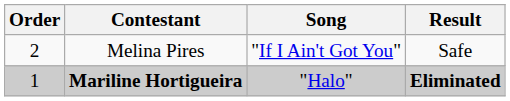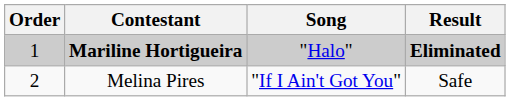rows swapped: (156, 80) <-> (156, 50)
